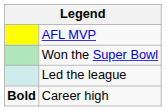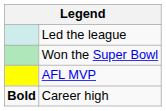rows swapped: (69, 34) <-> (84, 75)
